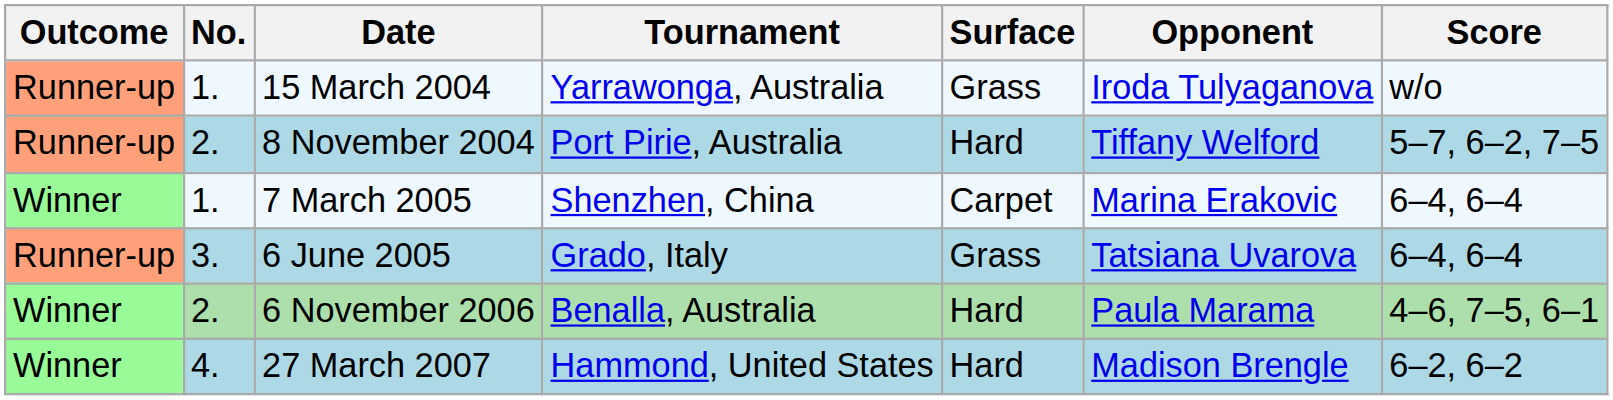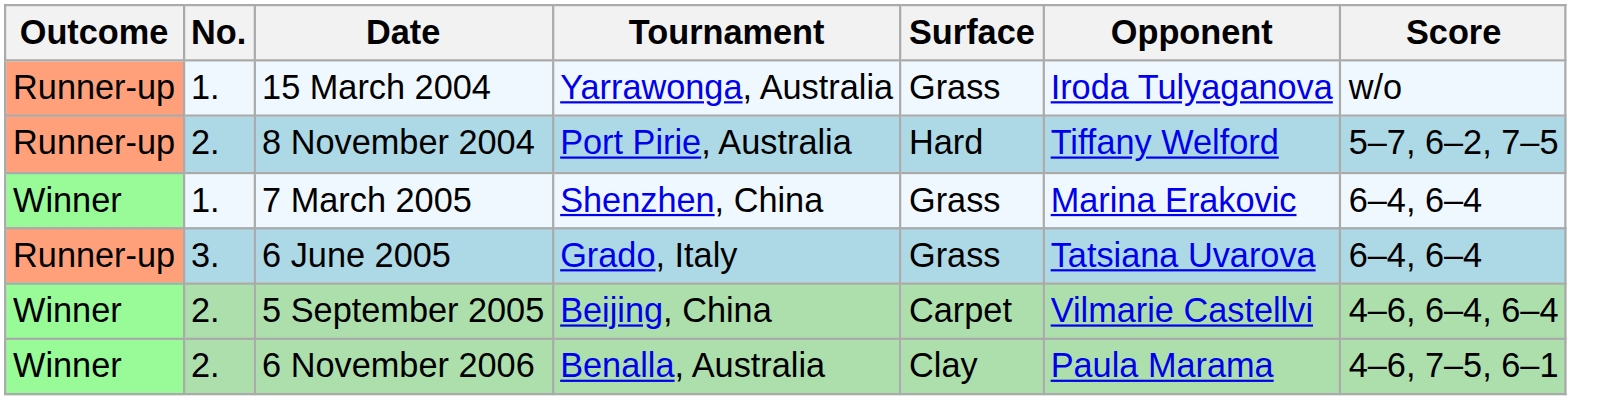(1001, 198) Carpet -> (955, 198) Grass
+ row: (403, 310)
(987, 310) Hard -> (943, 365) Clay
- row: (377, 365)
